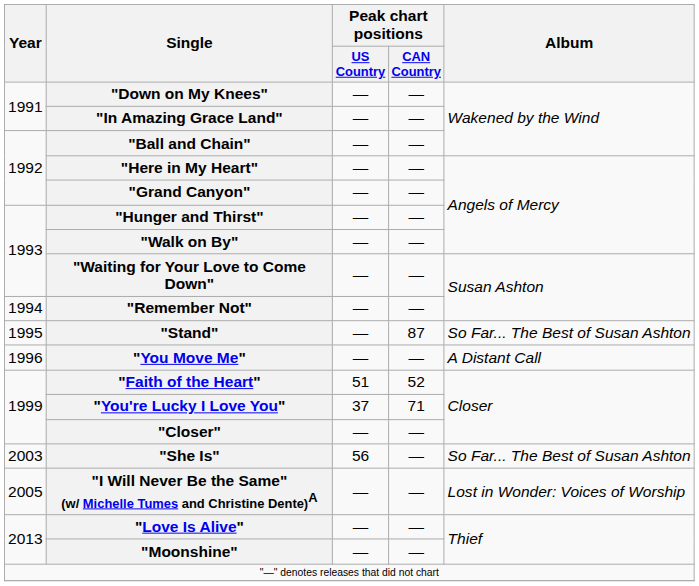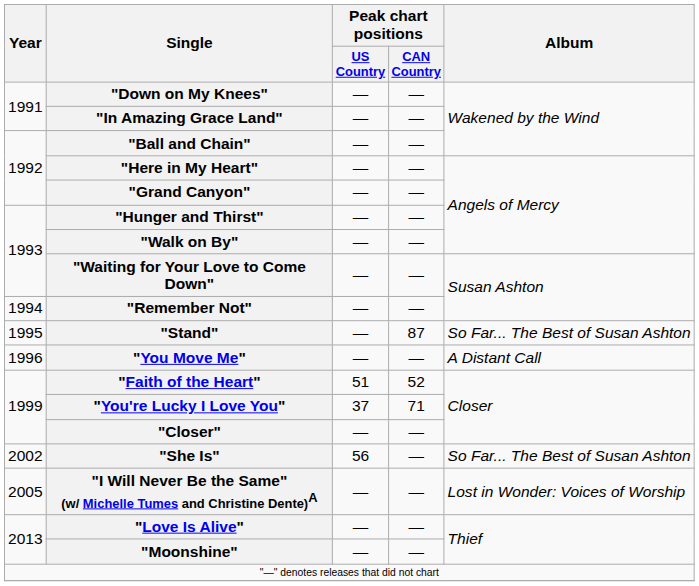(25, 456) 2003 -> (25, 456) 2002
